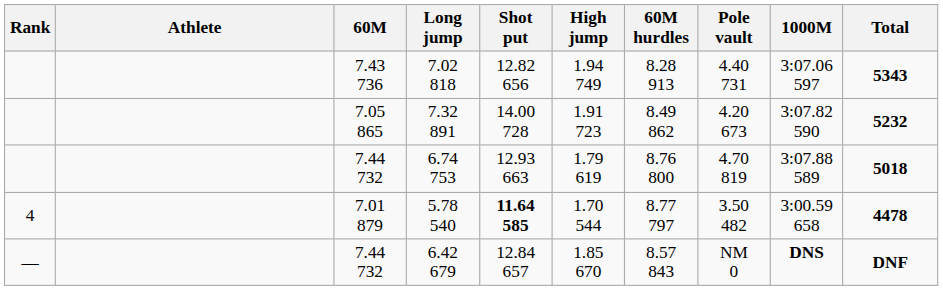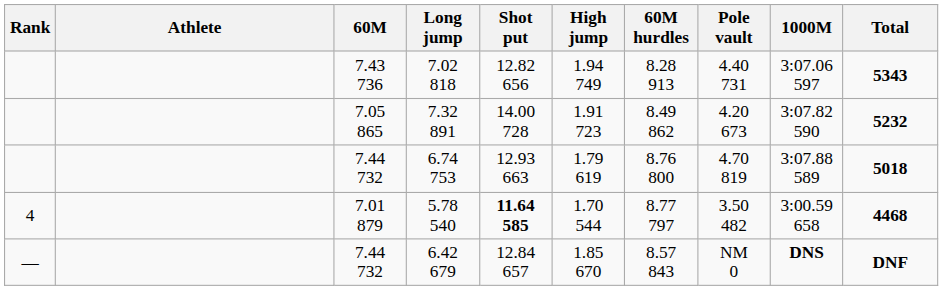(890, 215) 4478 -> (890, 215) 4468
